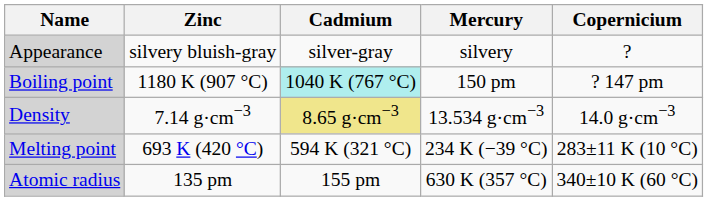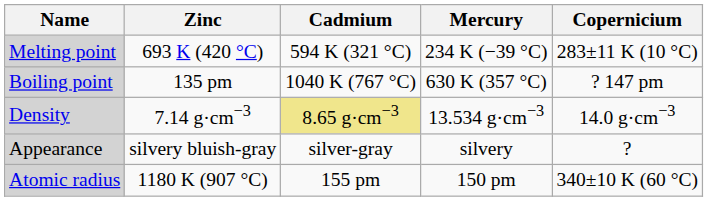rows swapped: (63, 149) <-> (56, 50)
(203, 81) 1180 K (907 °C) -> (203, 81) 135 pm
(351, 81) paleturquoise background -> (351, 81) no background
(486, 81) 150 pm -> (486, 81) 630 K (357 °C)
(203, 180) 135 pm -> (203, 180) 1180 K (907 °C)
(486, 180) 630 K (357 °C) -> (486, 180) 150 pm
